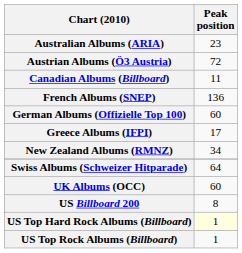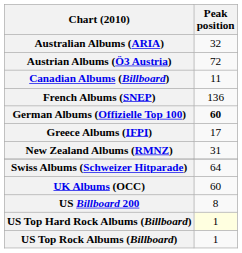(216, 43) 23 -> (216, 43) 32
(216, 114) normal -> (216, 114) bold
(216, 150) 34 -> (216, 150) 31
